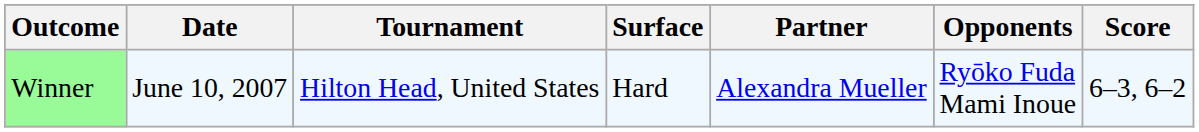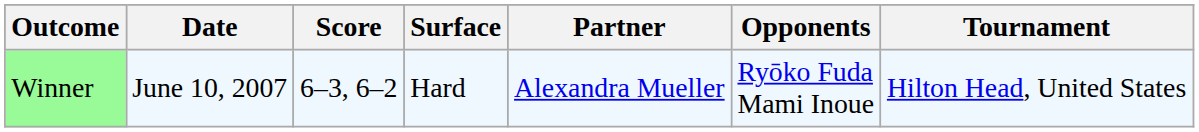columns swapped: (450, 26) <-> (1138, 26)
